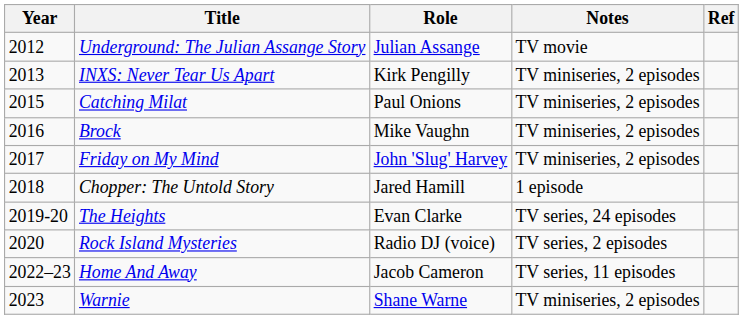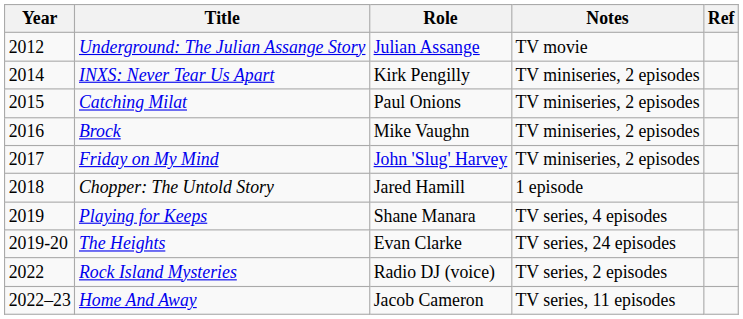(26, 74) 2013 -> (26, 74) 2014
+ row: (143, 215)
(26, 243) 2020 -> (26, 272) 2022
- row: (104, 300)
